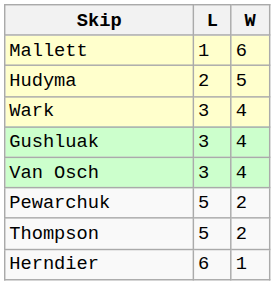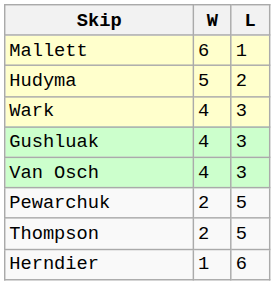columns swapped: (250, 20) <-> (212, 20)
